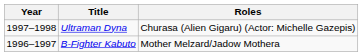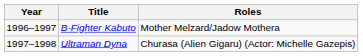rows swapped: (98, 43) <-> (94, 28)
